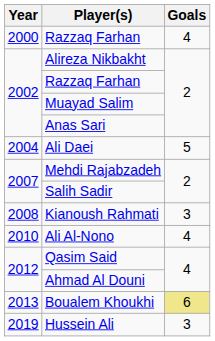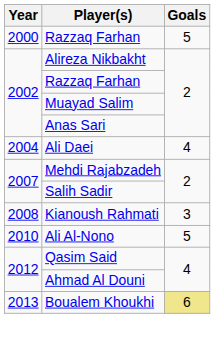(187, 37) 4 -> (187, 37) 5
(187, 147) 5 -> (187, 147) 4
(187, 236) 4 -> (187, 236) 5
- row: (23, 324)
